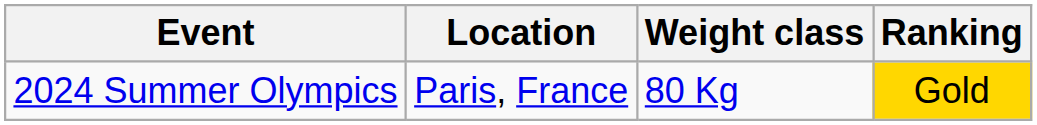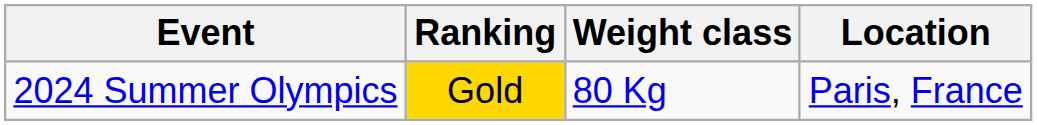columns swapped: (521, 33) <-> (952, 33)
